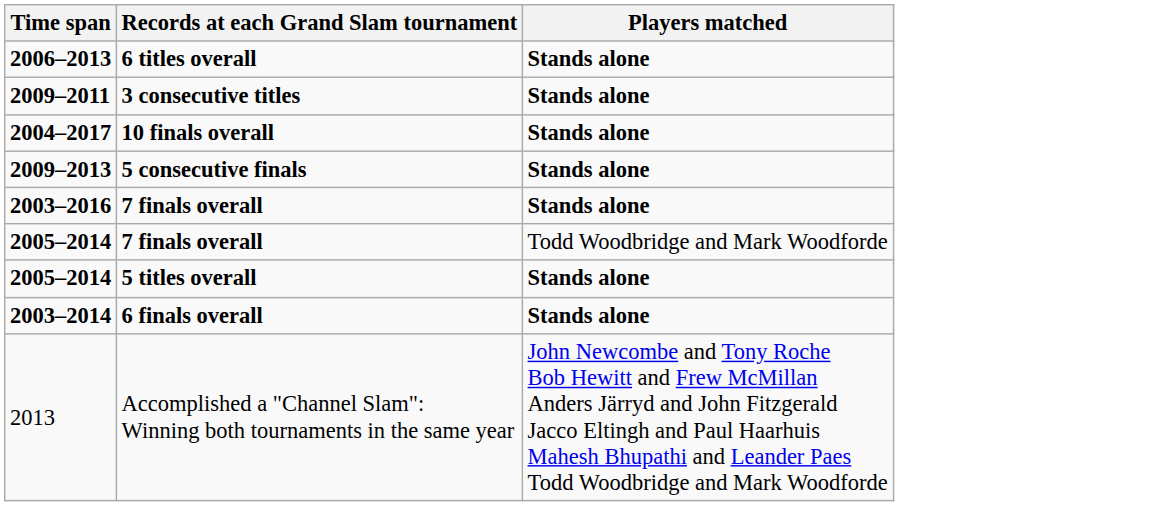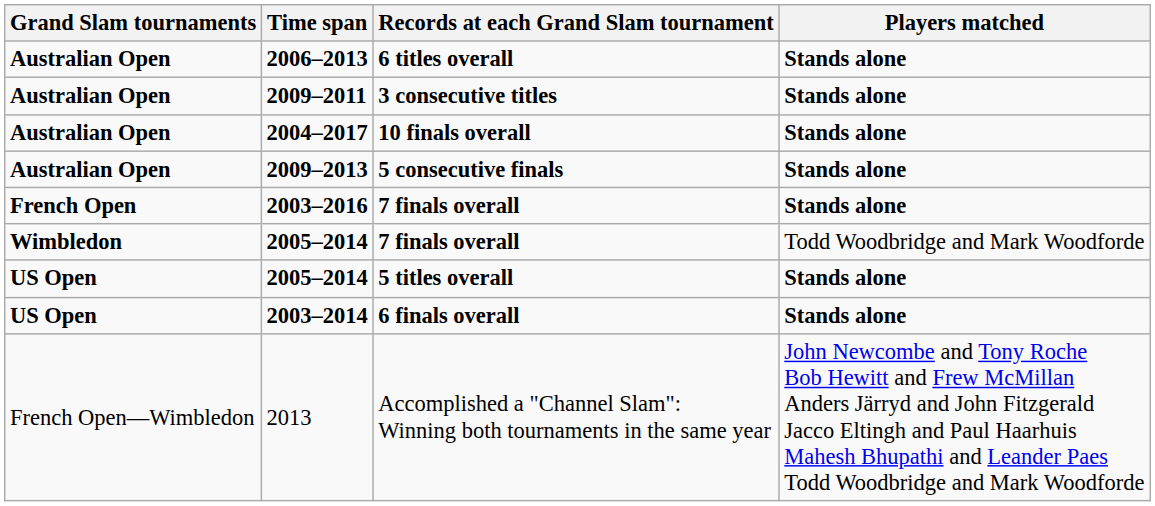+ column: (133, 22)
